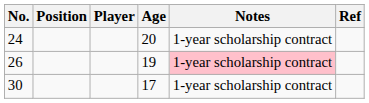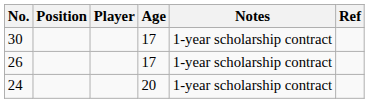rows swapped: (15, 39) <-> (15, 86)
(149, 62) 19 -> (149, 62) 17
(252, 62) pink background -> (252, 62) no background
